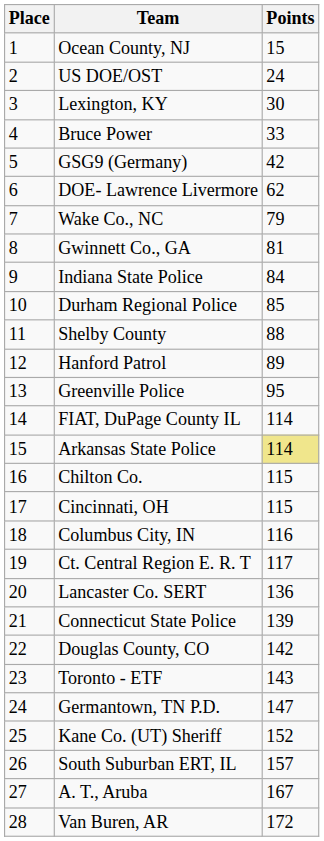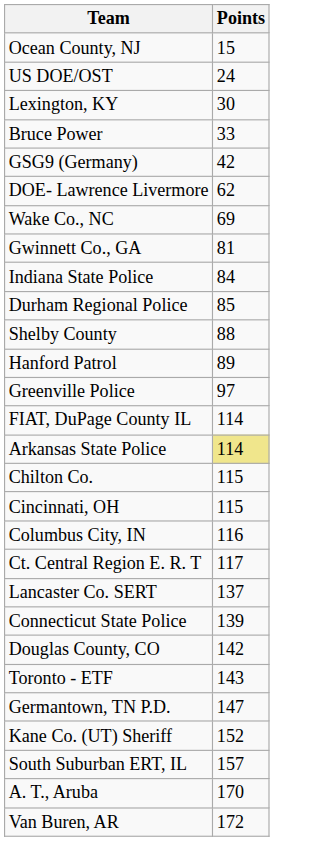- column: (29, 18)
(275, 219) 79 -> (226, 219) 69
(275, 391) 95 -> (226, 391) 97
(280, 592) 136 -> (230, 592) 137
(280, 793) 167 -> (230, 793) 170
